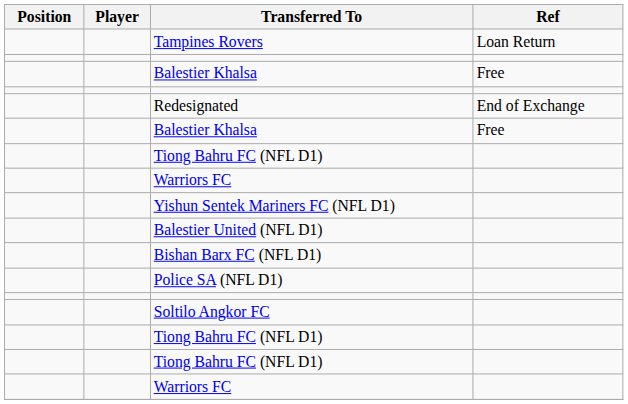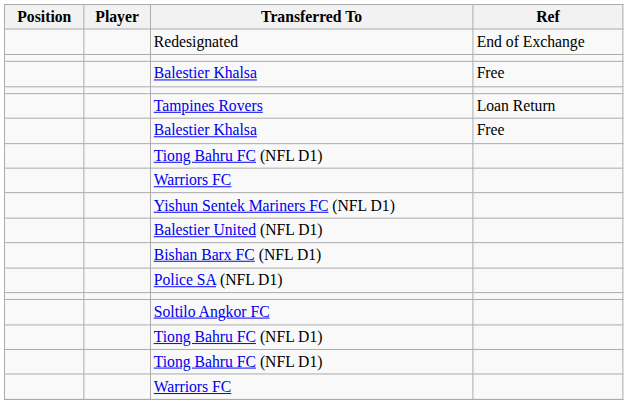rows swapped: (196, 105) <-> (208, 41)
